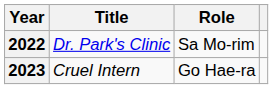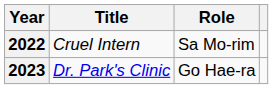(112, 44) Dr. Park's Clinic -> (97, 44) Cruel Intern
(97, 70) Cruel Intern -> (112, 70) Dr. Park's Clinic
